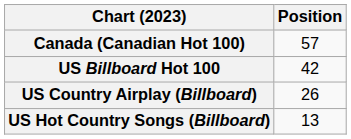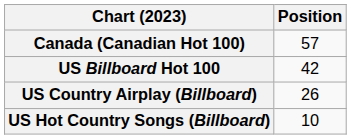(310, 120) 13 -> (310, 120) 10
